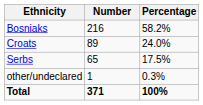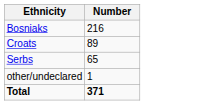- column: (169, 12)
